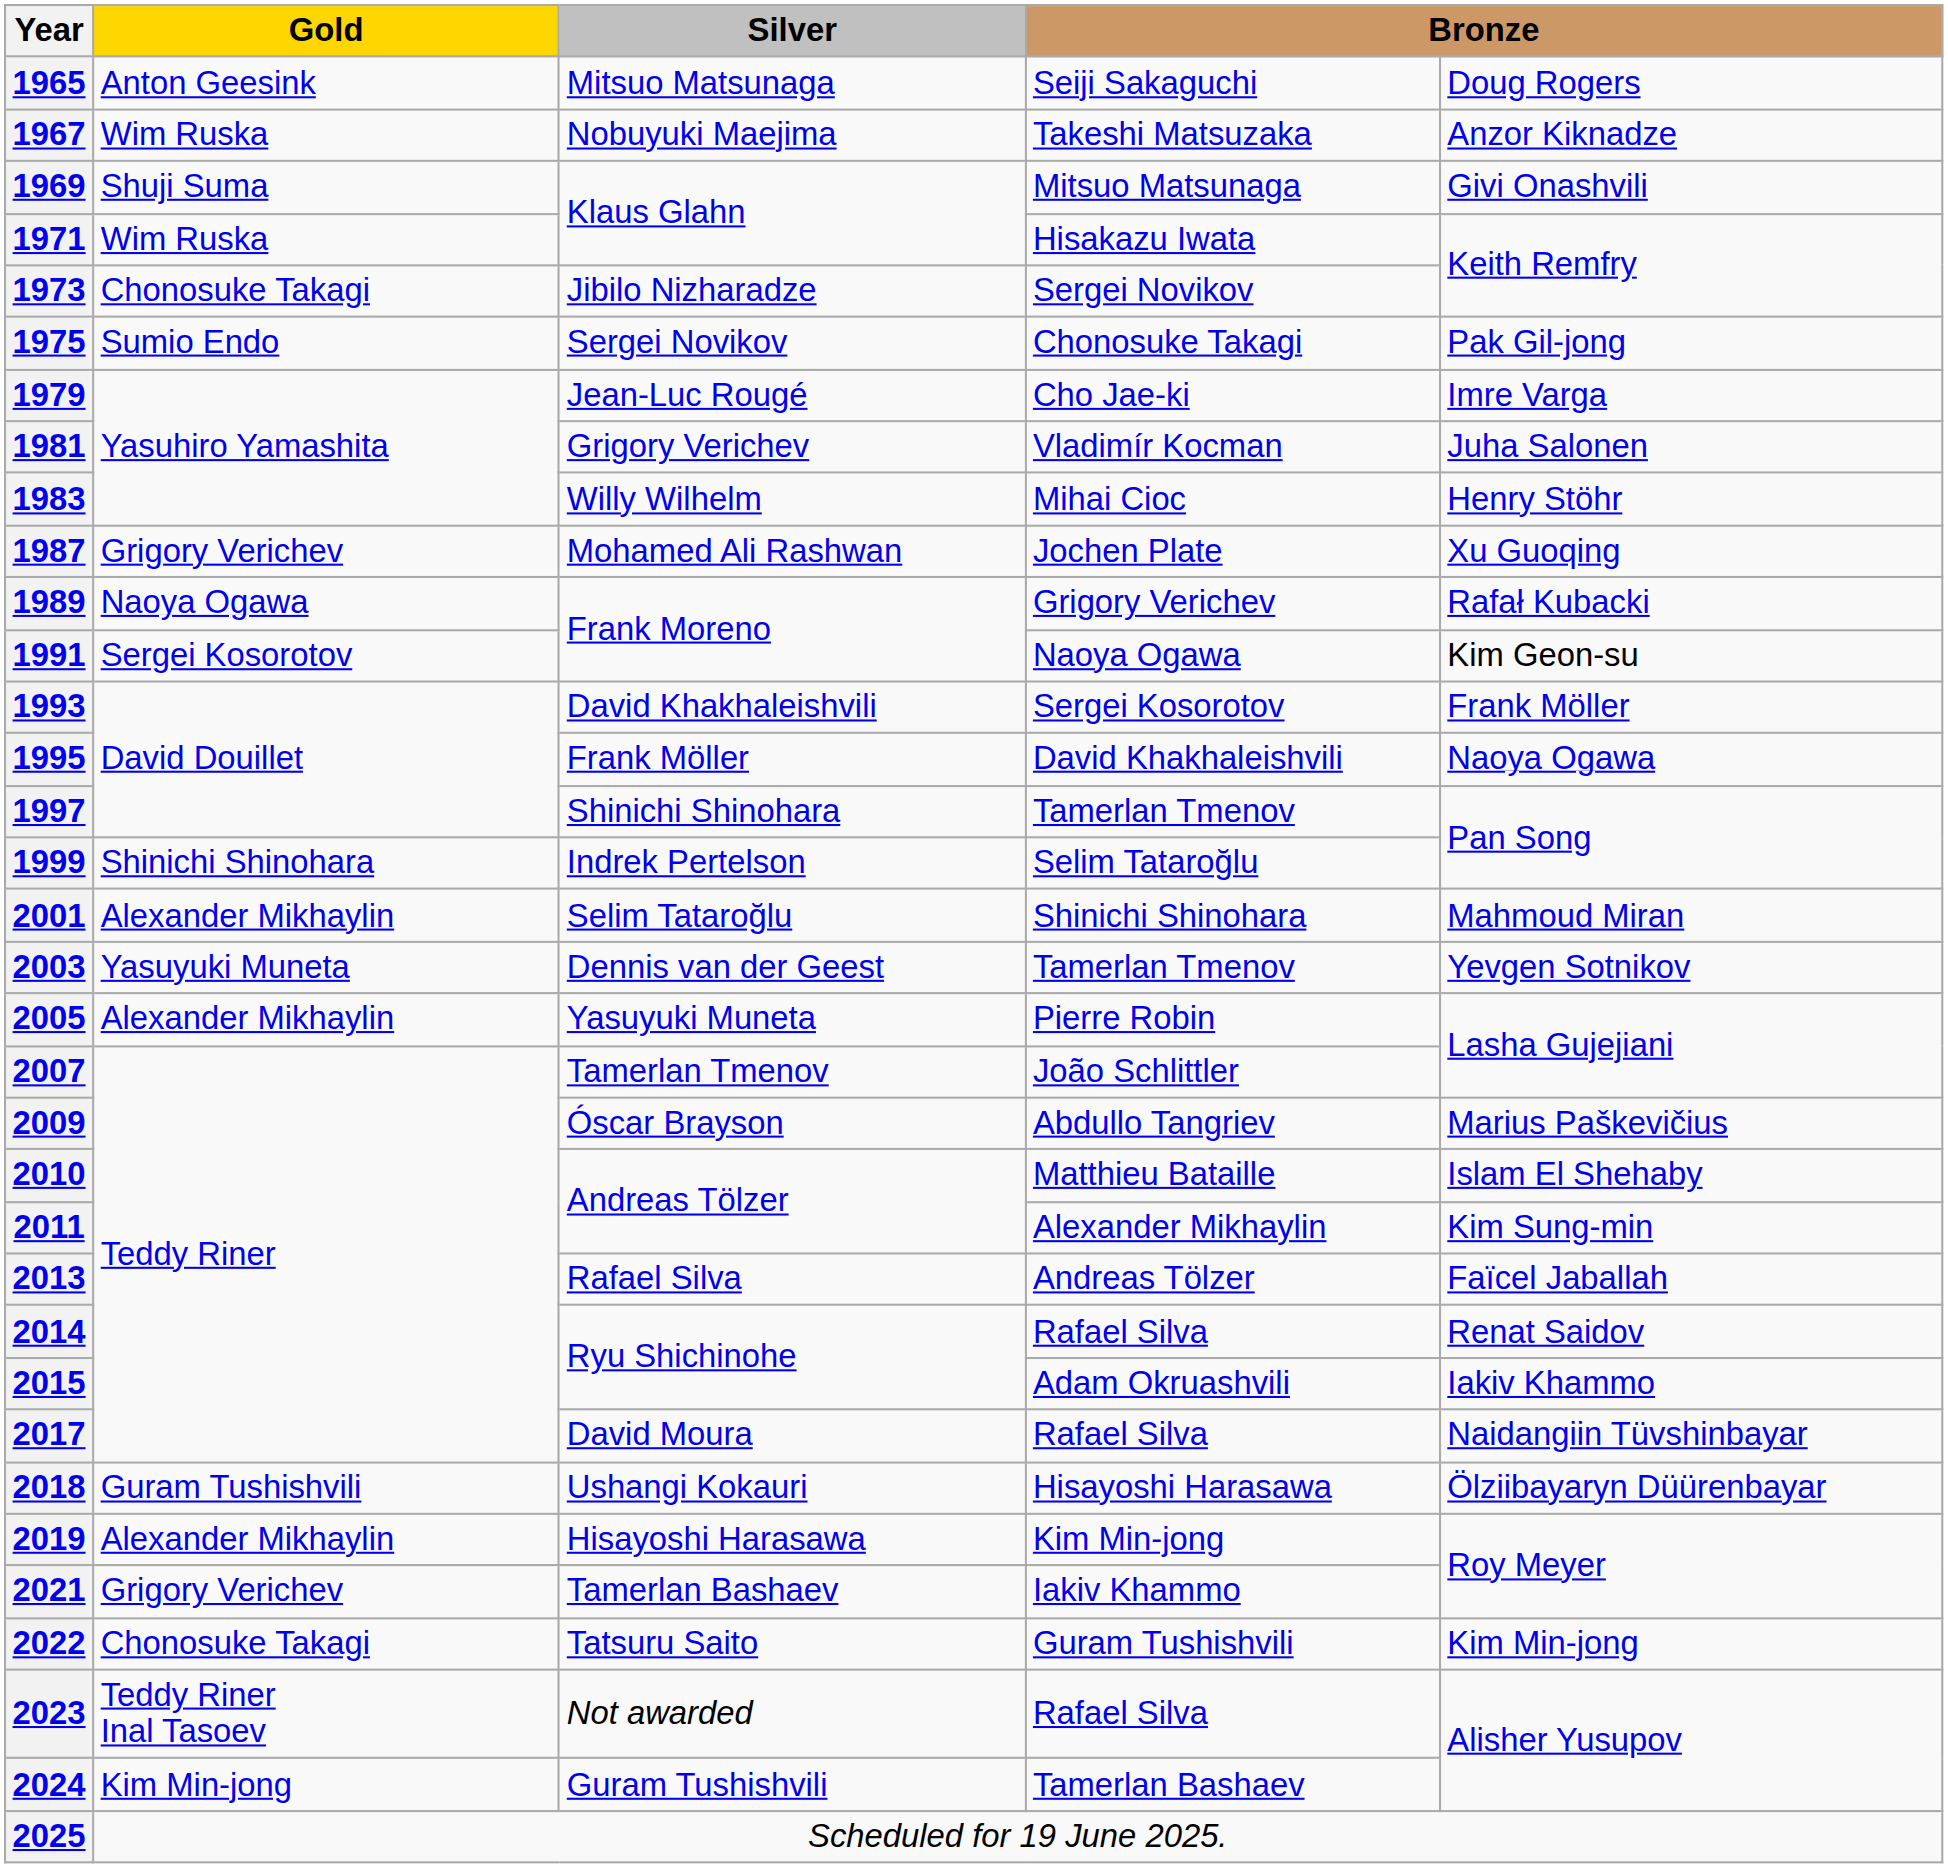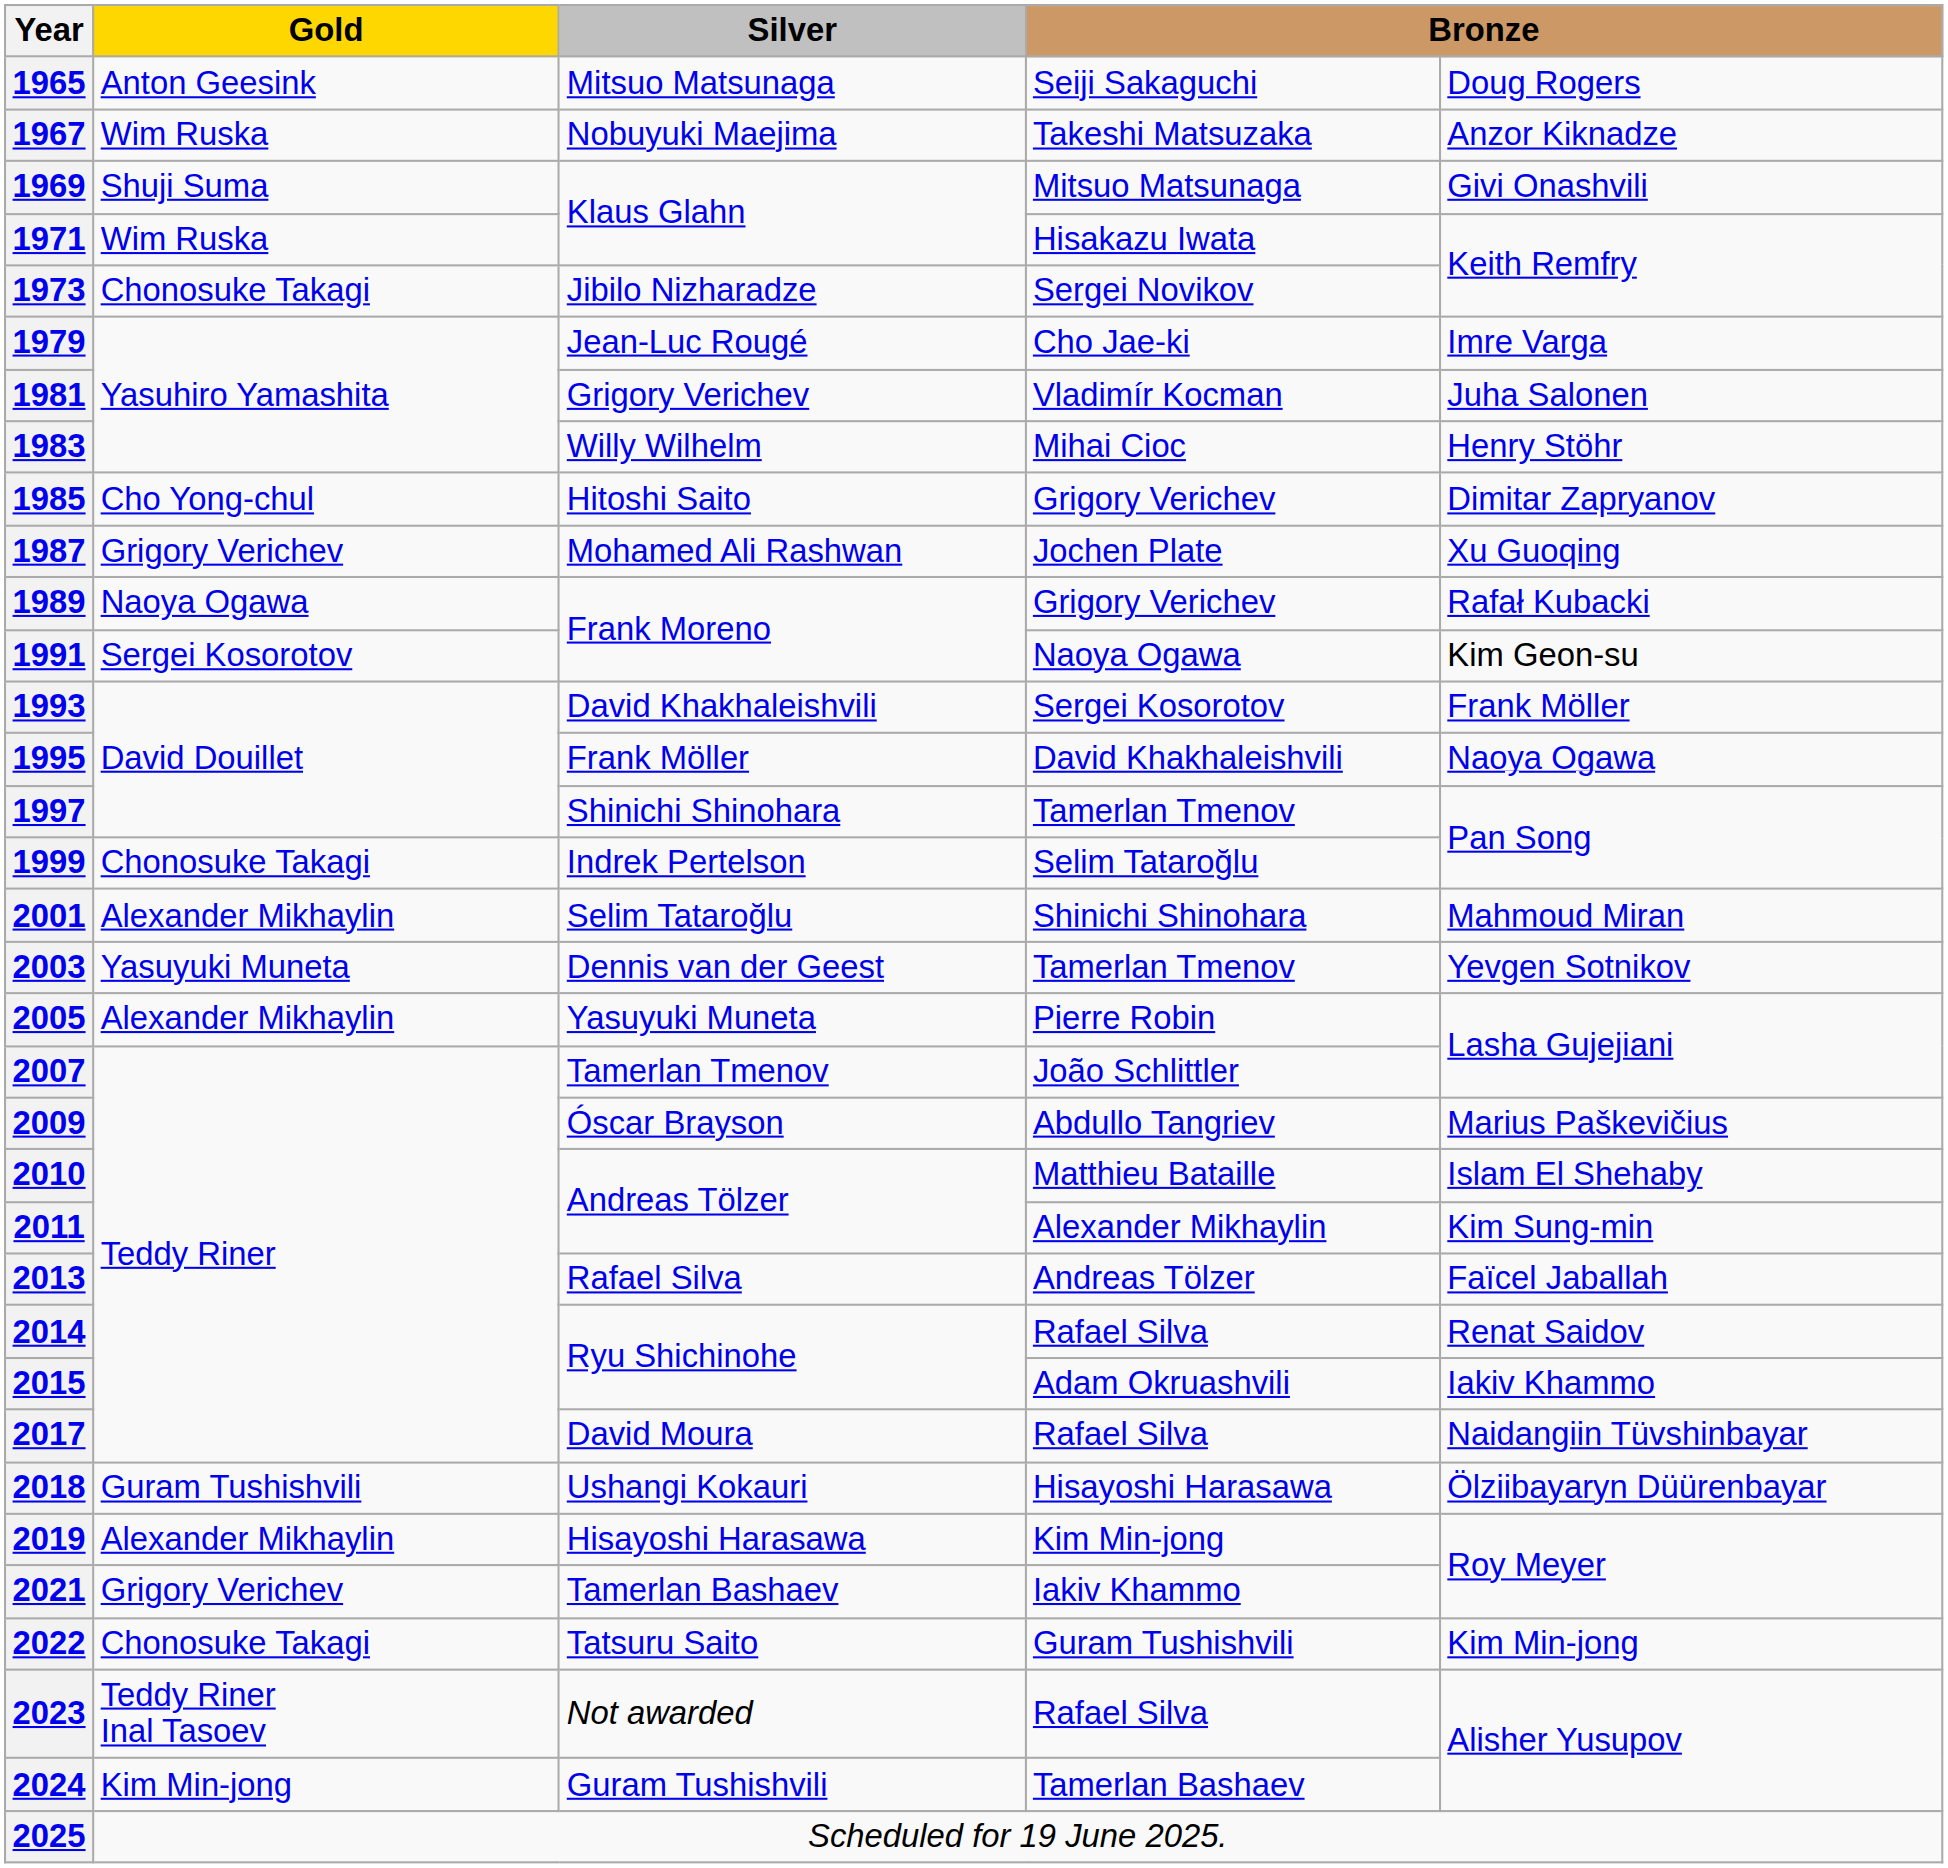- row: (49, 342)
+ row: (49, 498)
(237, 862) Shinichi Shinohara -> (235, 862) Chonosuke Takagi
